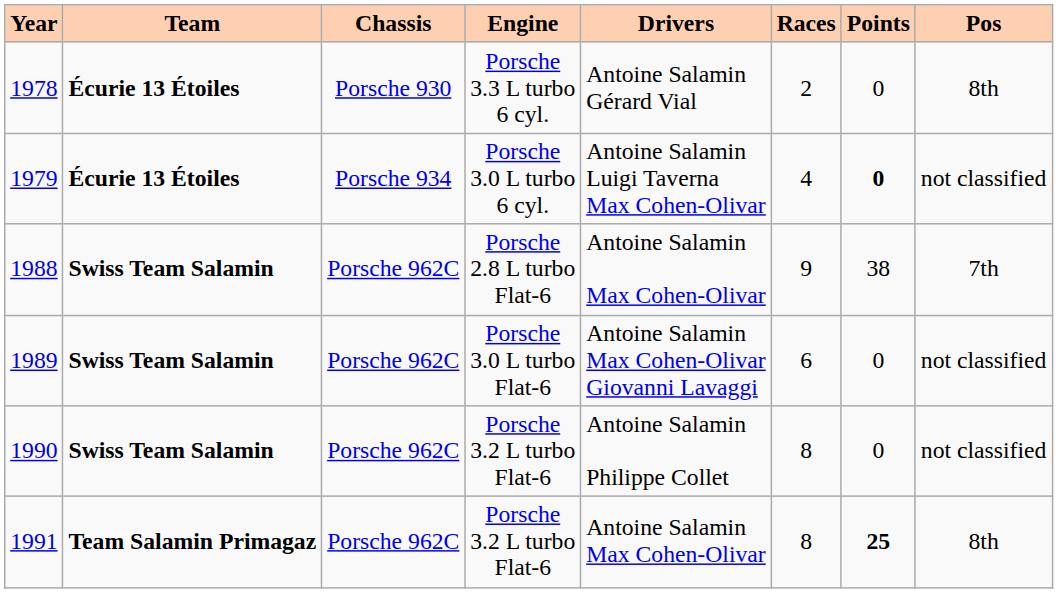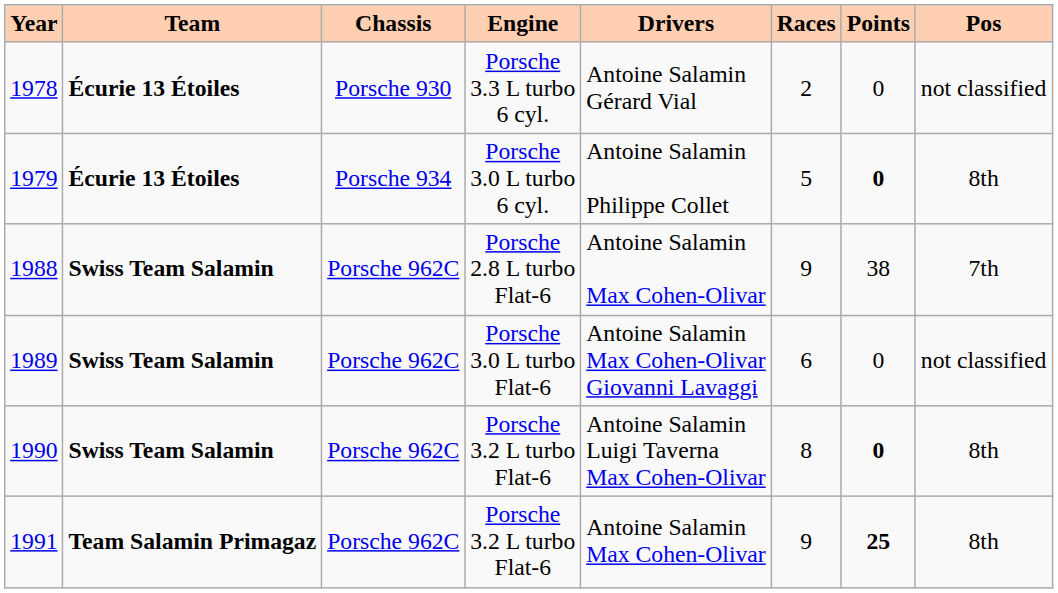(984, 87) 8th -> (984, 87) not classified
(676, 178) Antoine Salamin Luigi Taverna Max Cohen-Olivar -> (666, 178) Antoine Salamin Philippe Collet
(806, 178) 4 -> (806, 178) 5
(984, 178) not classified -> (984, 178) 8th
(666, 450) Antoine Salamin Philippe Collet -> (676, 450) Antoine Salamin Luigi Taverna Max Cohen-Olivar
(878, 450) normal -> (878, 450) bold
(984, 450) not classified -> (984, 450) 8th
(806, 541) 8 -> (806, 541) 9
